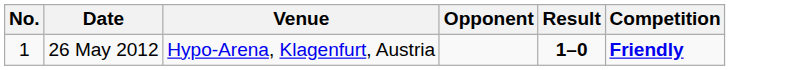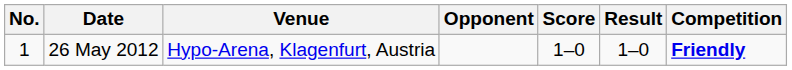+ column: (569, 19)
(572, 49) bold -> (633, 49) normal
